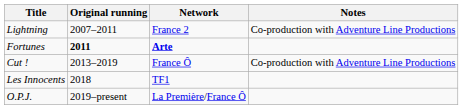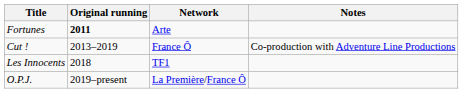- row: (27, 29)
(162, 46) bold -> (161, 29) normal
